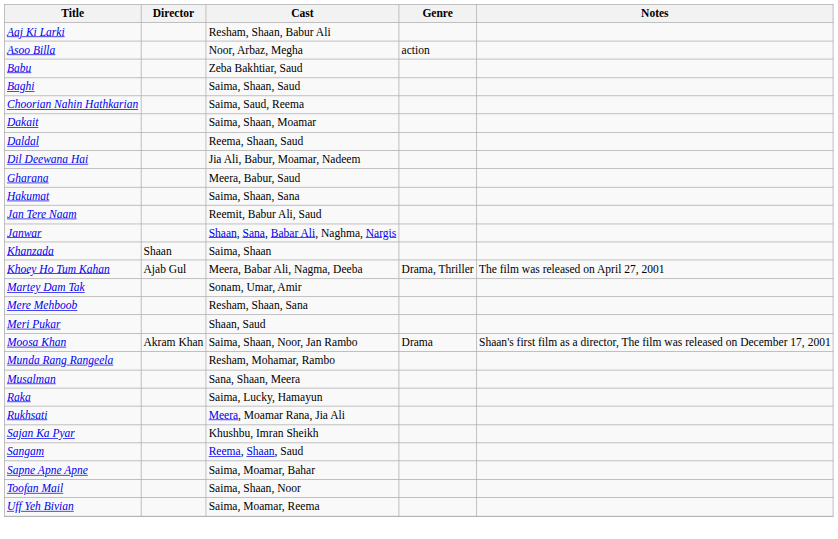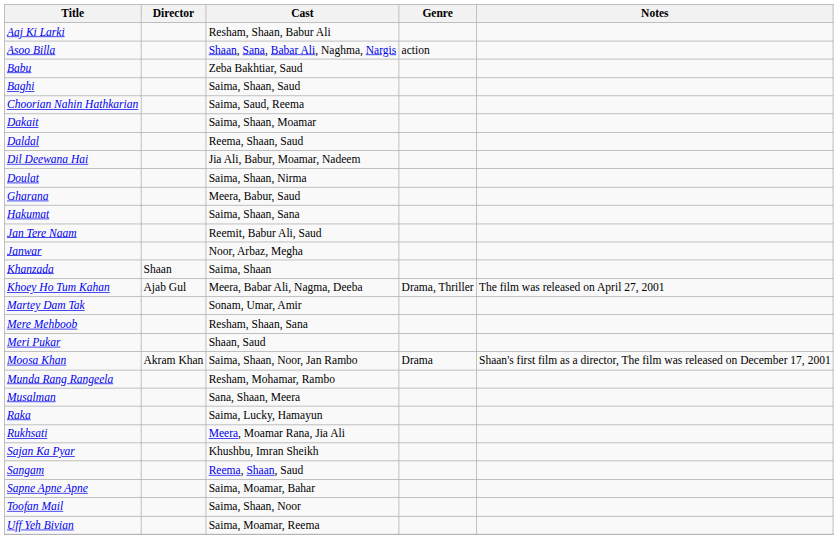(256, 50) Noor, Arbaz, Megha -> (302, 50) Shaan, Sana, Babar Ali, Naghma, Nargis
+ row: (23, 178)
(302, 232) Shaan, Sana, Babar Ali, Naghma, Nargis -> (256, 251) Noor, Arbaz, Megha
